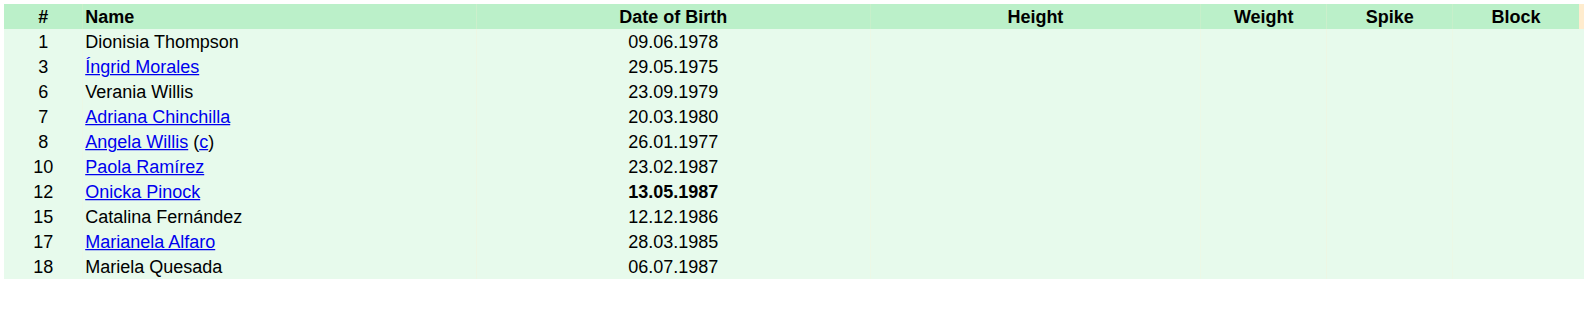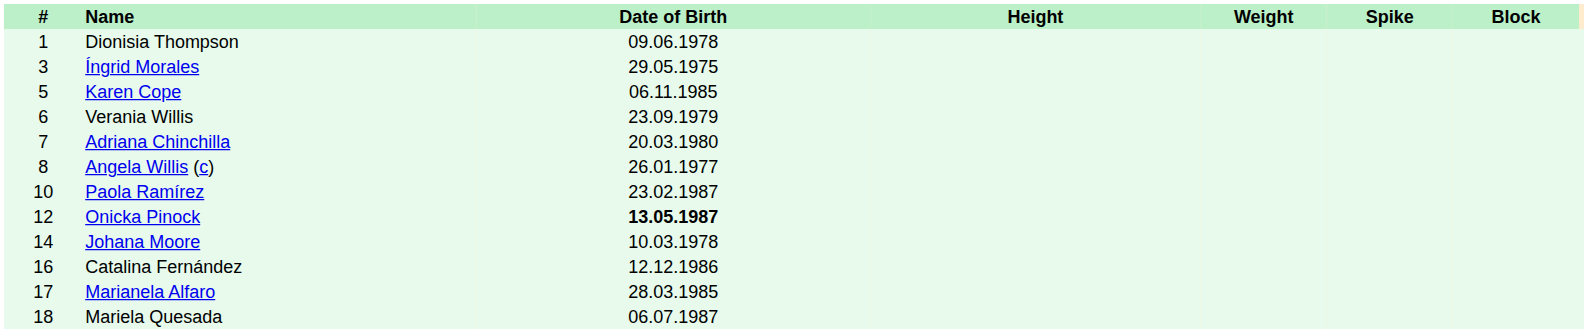+ row: (133, 92)
+ row: (143, 242)
(43, 216) 15 -> (43, 266) 16
